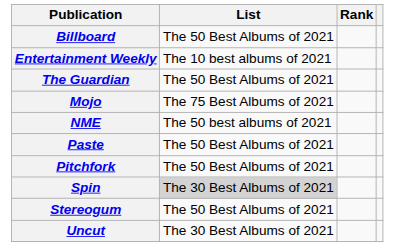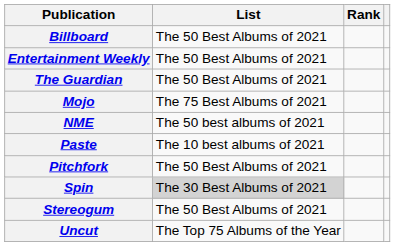(247, 58) The 10 best albums of 2021 -> (241, 58) The 50 Best Albums of 2021
(248, 144) The 50 Best Albums of 2021 -> (240, 144) The 10 best albums of 2021
(248, 230) The 30 Best Albums of 2021 -> (248, 230) The Top 75 Albums of the Year
